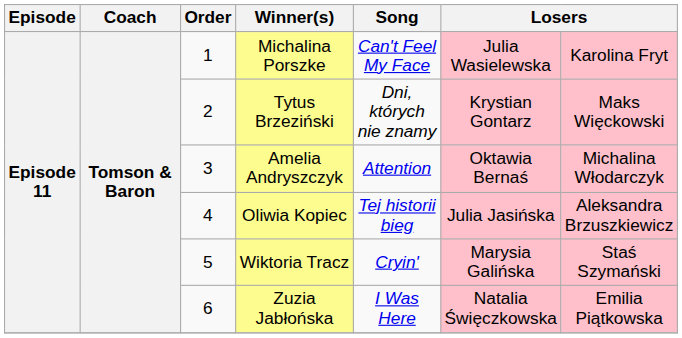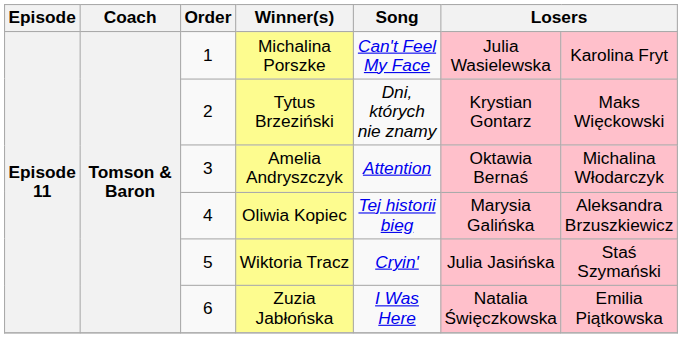(501, 215) Julia Jasińska -> (501, 215) Marysia Galińska
(501, 262) Marysia Galińska -> (501, 262) Julia Jasińska
